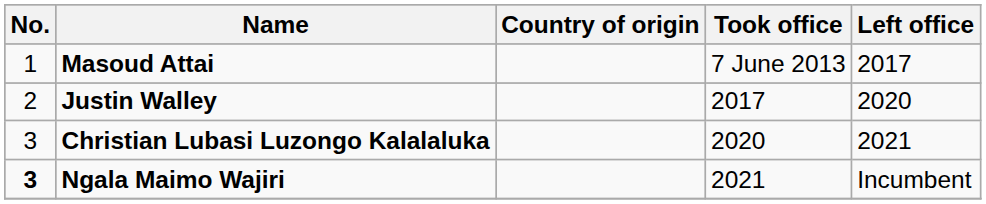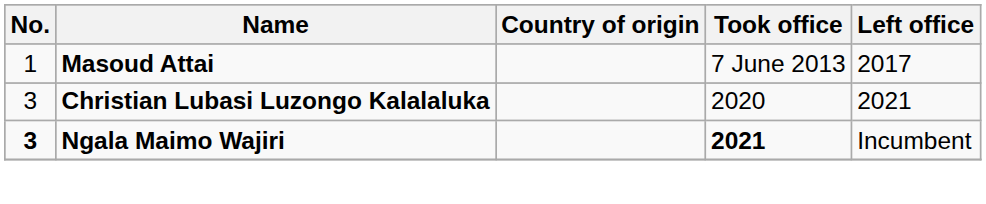- row: (139, 102)
(738, 179) normal -> (738, 141) bold
